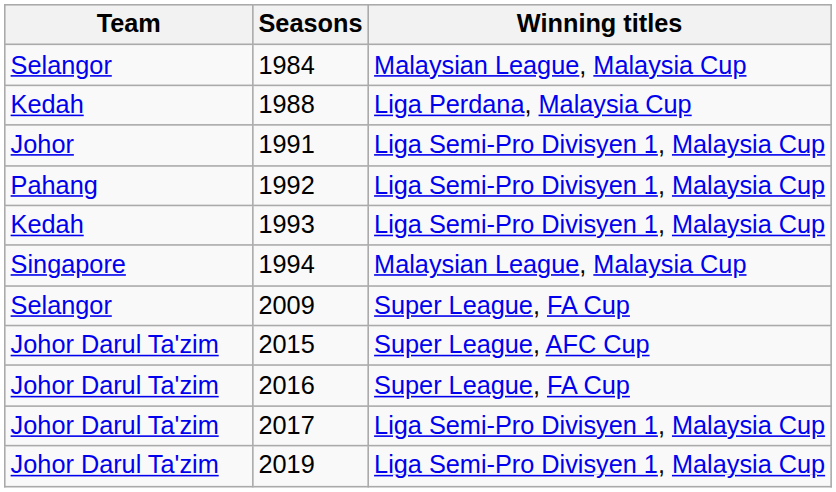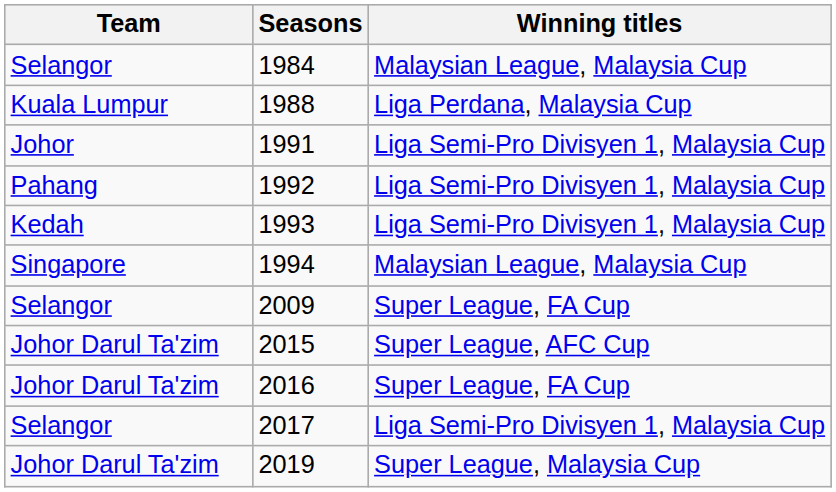(47, 104) Kedah -> (89, 104) Kuala Lumpur
(115, 425) Johor Darul Ta'zim -> (61, 425) Selangor
(600, 465) Liga Semi-Pro Divisyen 1, Malaysia Cup -> (537, 465) Super League, Malaysia Cup
